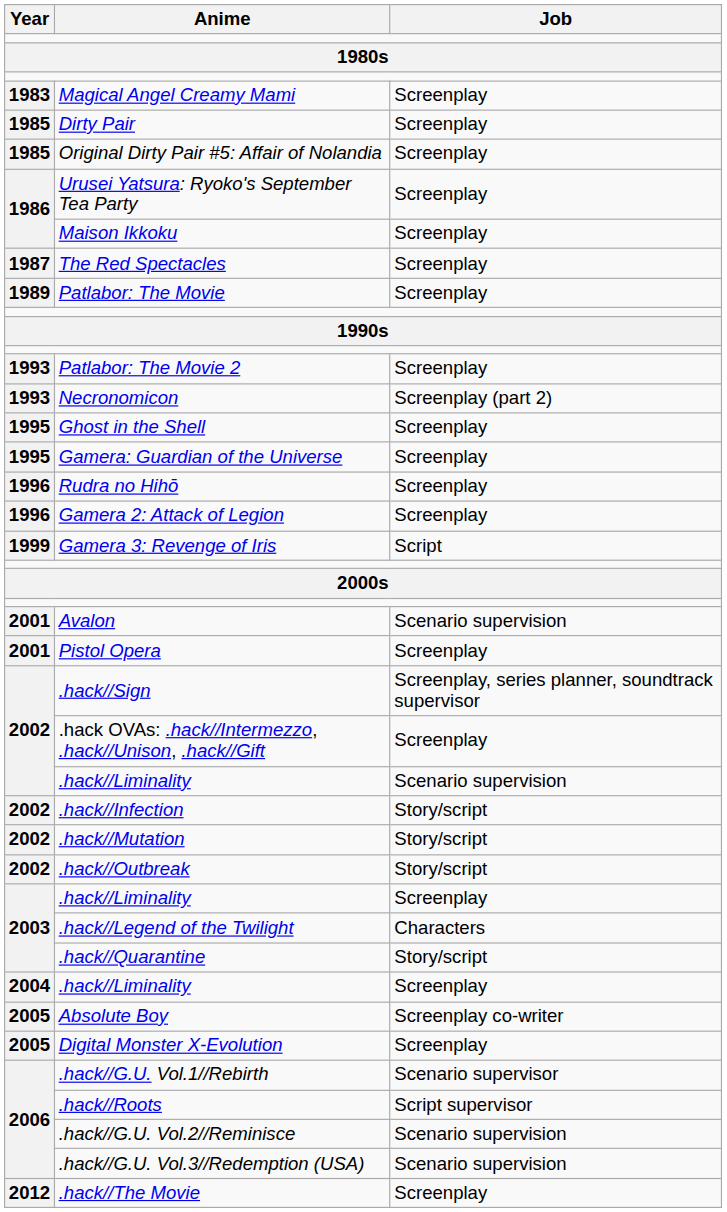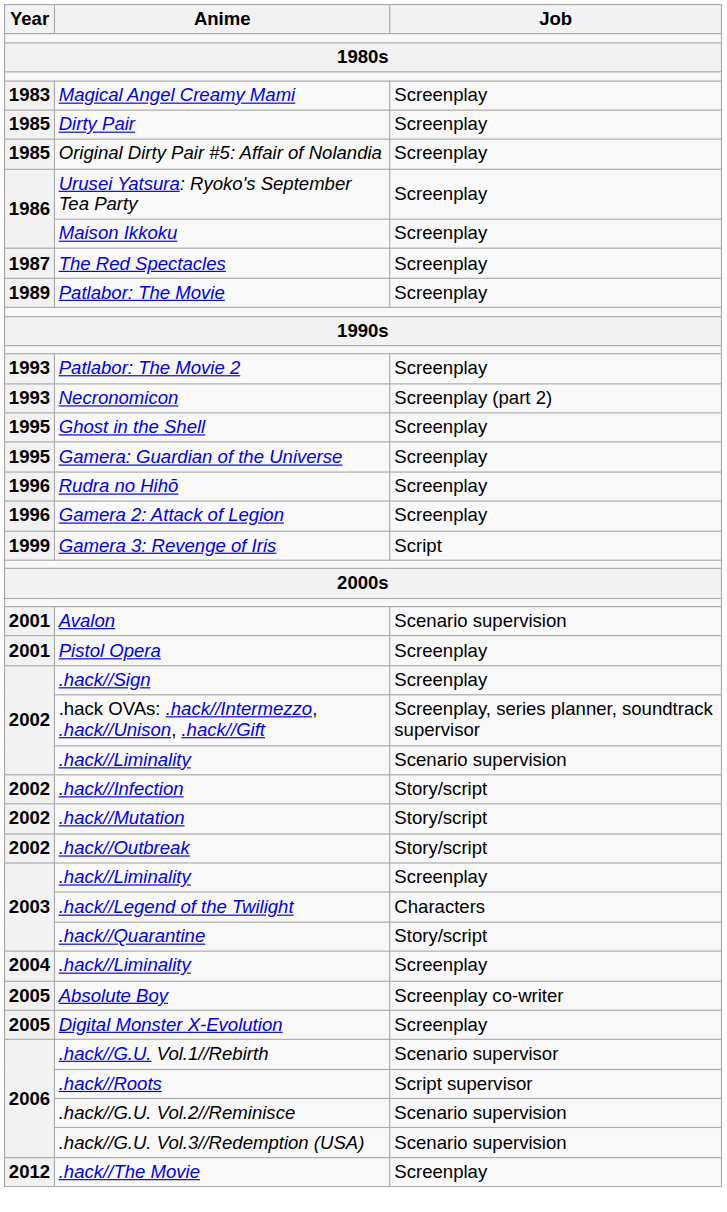(554, 690) Screenplay, series planner, soundtrack supervisor -> (441, 680) Screenplay
(441, 740) Screenplay -> (554, 720) Screenplay, series planner, soundtrack supervisor
